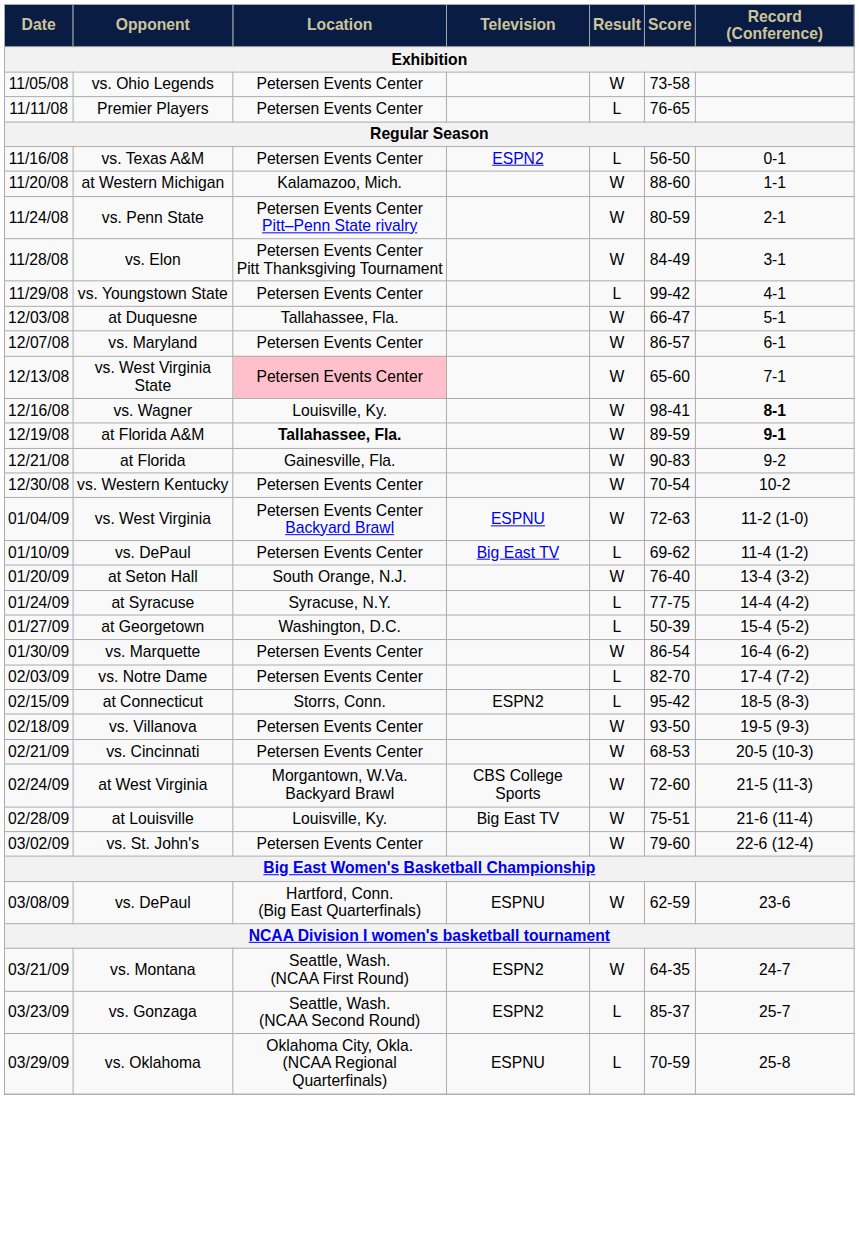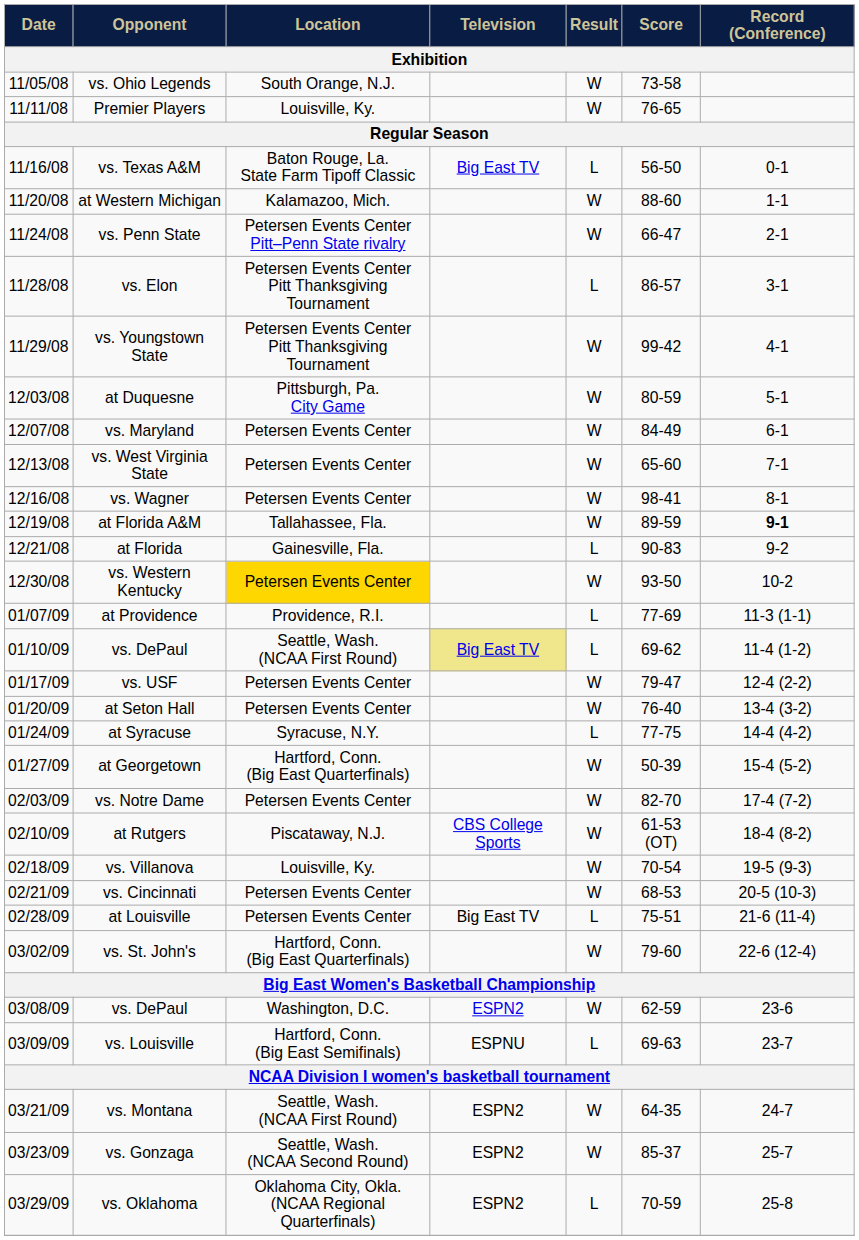(340, 84) Petersen Events Center -> (328, 84) South Orange, N.J.
(340, 109) Petersen Events Center -> (328, 109) Louisville, Ky.
(617, 109) L -> (594, 109) W
(340, 158) Petersen Events Center -> (328, 167) Baton Rouge, La. State Farm Tipoff Classic
(518, 158) ESPN2 -> (498, 167) Big East TV
(670, 217) 80-59 -> (661, 235) 66-47
(617, 259) W -> (594, 286) L
(670, 259) 84-49 -> (661, 286) 86-57
(340, 293) Petersen Events Center -> (328, 346) Petersen Events Center Pitt Thanksgiving Tournament
(617, 293) L -> (594, 346) W
(340, 318) Tallahassee, Fla. -> (328, 397) Pittsburgh, Pa. City Game
(670, 318) 66-47 -> (661, 397) 80-59
(670, 343) 86-57 -> (661, 431) 84-49
(340, 377) pink background -> (328, 465) no background
(340, 410) Louisville, Ky. -> (328, 498) Petersen Events Center
(775, 410) bold -> (777, 498) normal
(340, 435) bold -> (328, 523) normal
(617, 460) W -> (594, 548) L
(340, 485) no background -> (328, 582) gold background
(670, 485) 70-54 -> (661, 582) 93-50
- row: (39, 519)
+ row: (39, 616)
(340, 552) Petersen Events Center -> (328, 649) Seattle, Wash. (NCAA First Round)
(518, 552) no background -> (498, 649) khaki background
+ row: (39, 683)
(340, 577) South Orange, N.J. -> (328, 708) Petersen Events Center
(340, 627) Washington, D.C. -> (328, 766) Hartford, Conn. (Big East Quarterfinals)
(617, 627) L -> (594, 766) W
- row: (39, 652)
(617, 677) L -> (594, 800) W
+ row: (39, 834)
- row: (39, 701)
(340, 726) Petersen Events Center -> (328, 867) Louisville, Ky.
(670, 726) 93-50 -> (661, 867) 70-54
- row: (39, 785)
(340, 819) Louisville, Ky. -> (328, 917) Petersen Events Center
(617, 819) W -> (594, 917) L
(340, 843) Petersen Events Center -> (328, 951) Hartford, Conn. (Big East Quarterfinals)
(340, 902) Hartford, Conn. (Big East Quarterfinals) -> (328, 1009) Washington, D.C.
(518, 902) ESPNU -> (498, 1009) ESPN2
+ row: (39, 1043)
(617, 1012) L -> (594, 1153) W
(518, 1063) ESPNU -> (498, 1204) ESPN2
